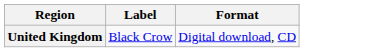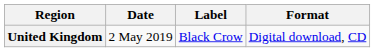+ column: (141, 15)
